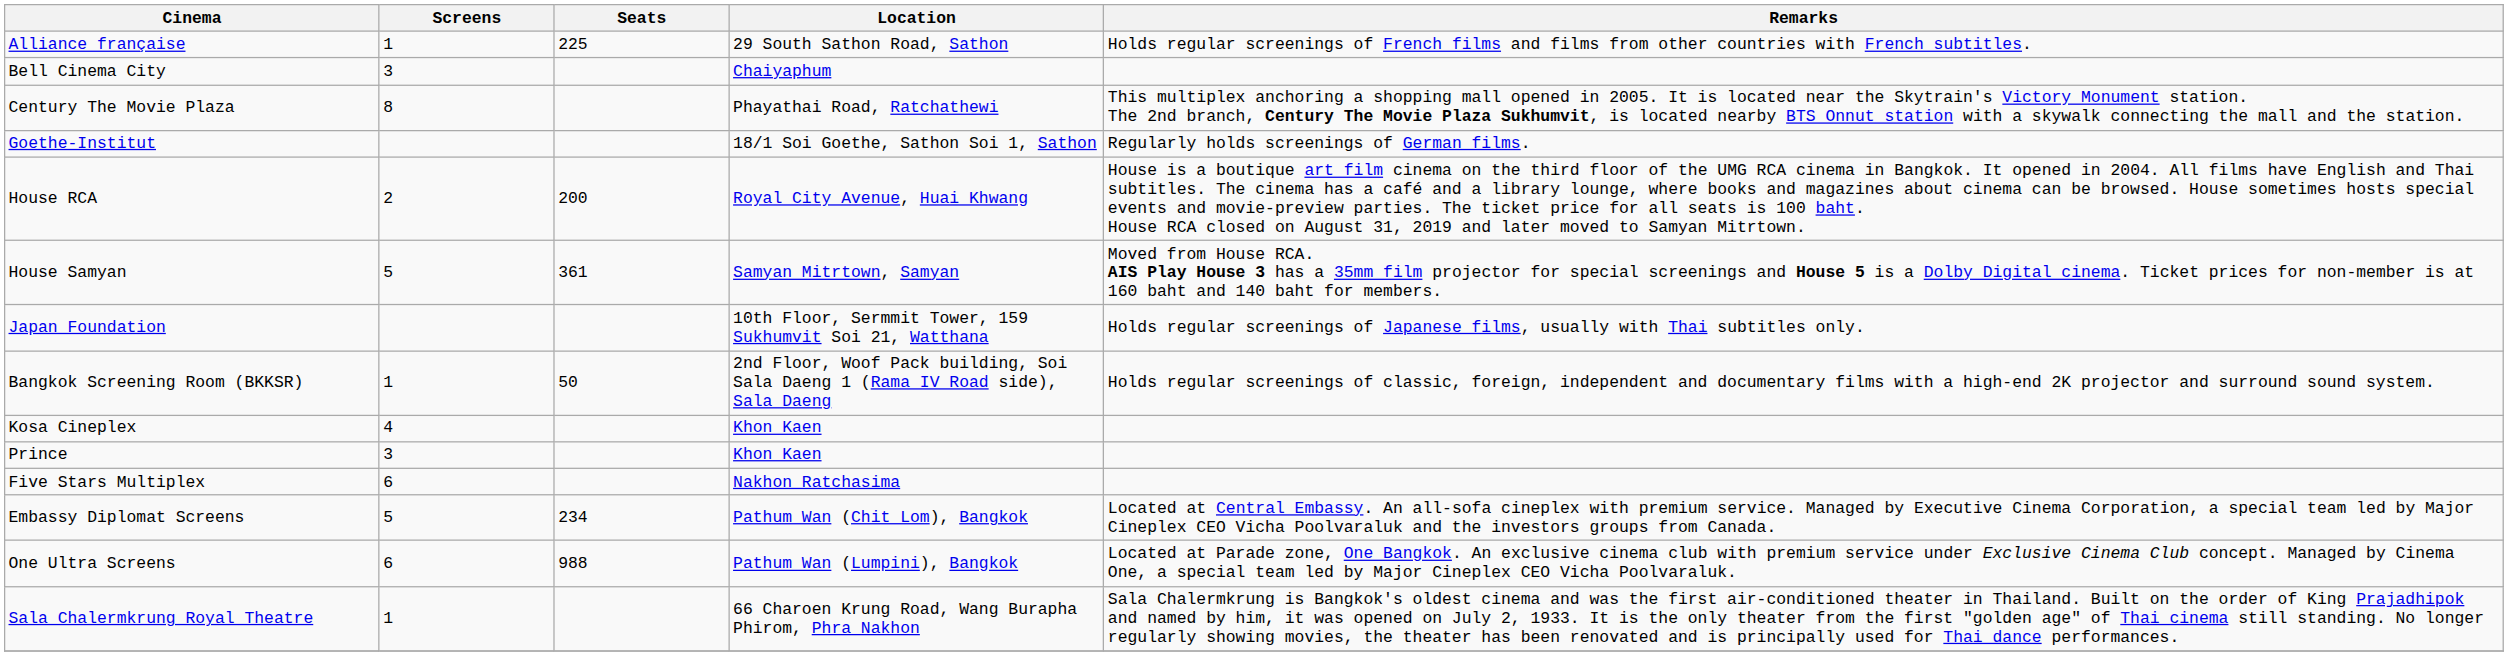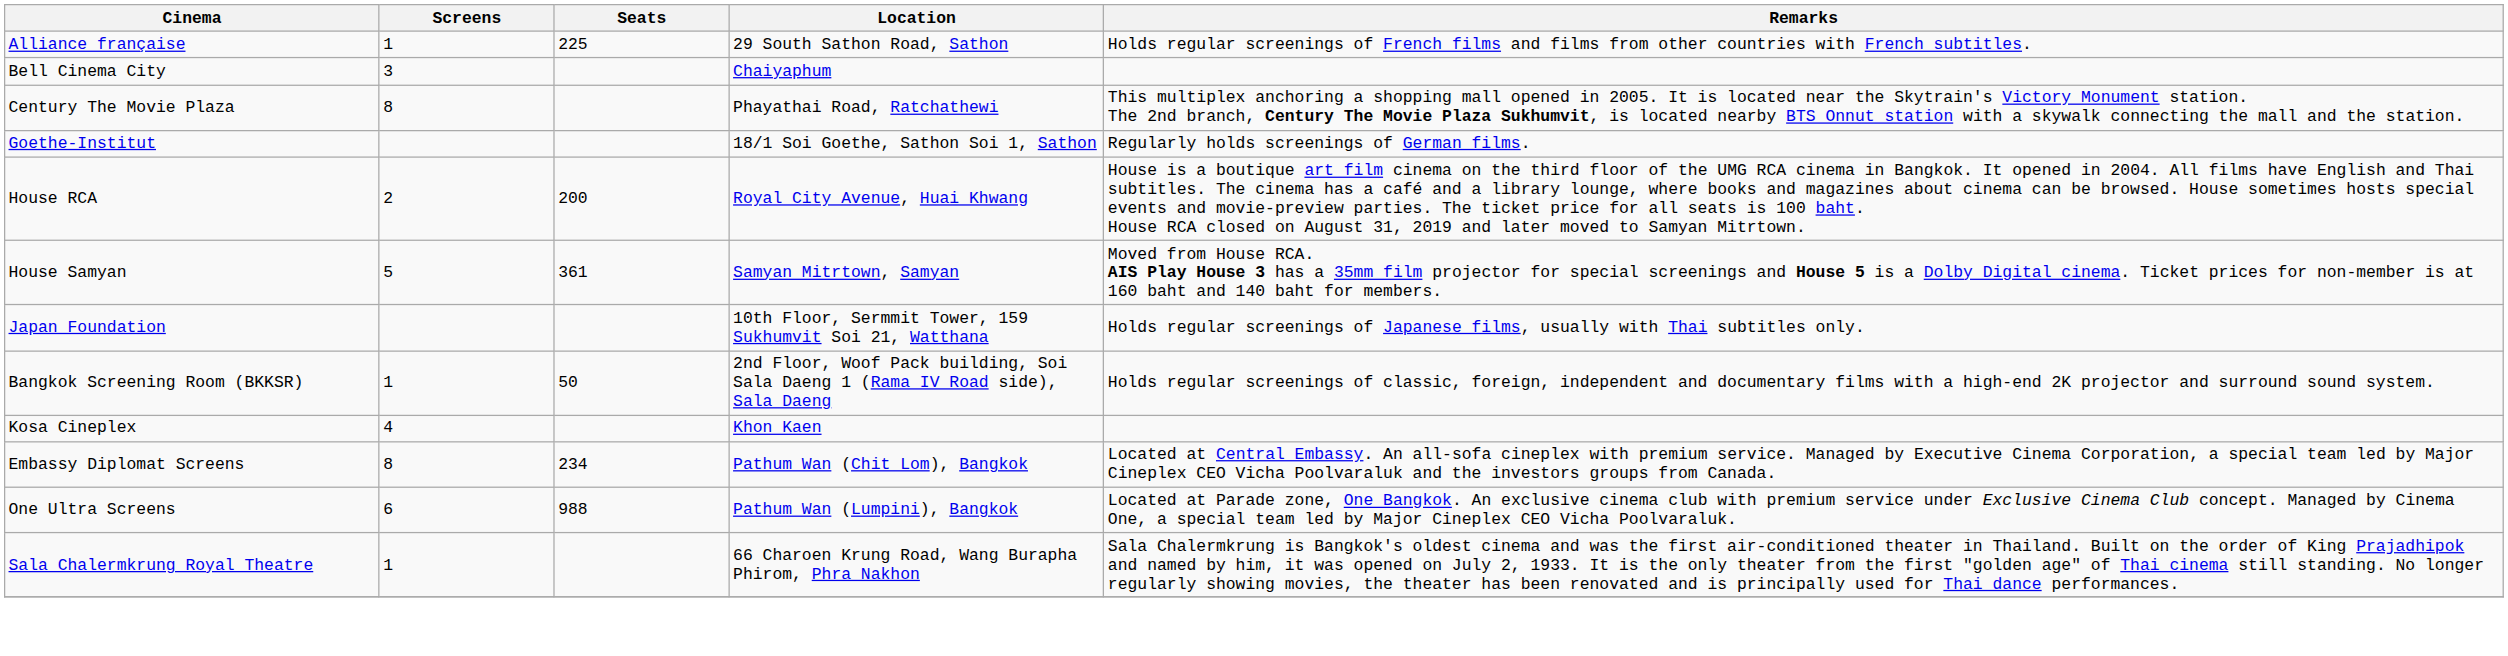- row: (38, 455)
- row: (107, 482)
(388, 518) 5 -> (388, 464) 8
